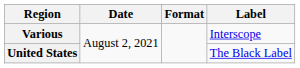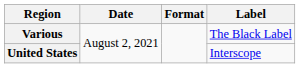(235, 33) Interscope -> (251, 33) The Black Label
(251, 53) The Black Label -> (235, 53) Interscope
